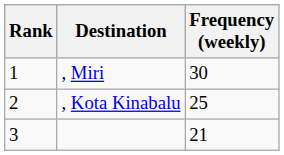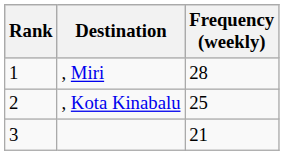(199, 73) 30 -> (199, 73) 28
